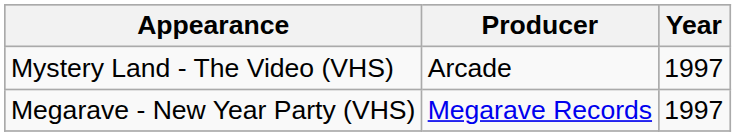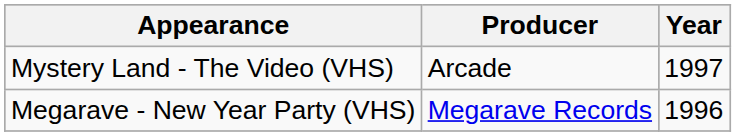(694, 109) 1997 -> (694, 109) 1996
